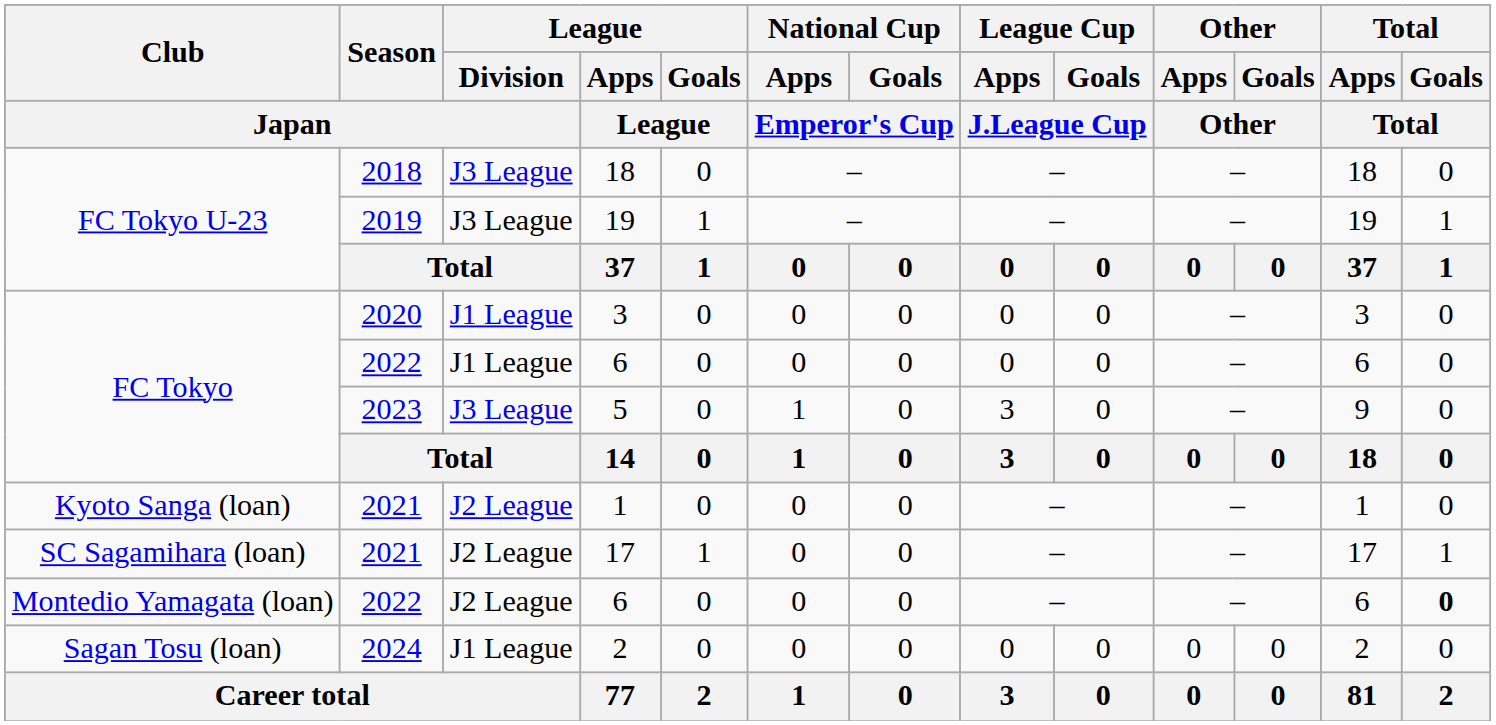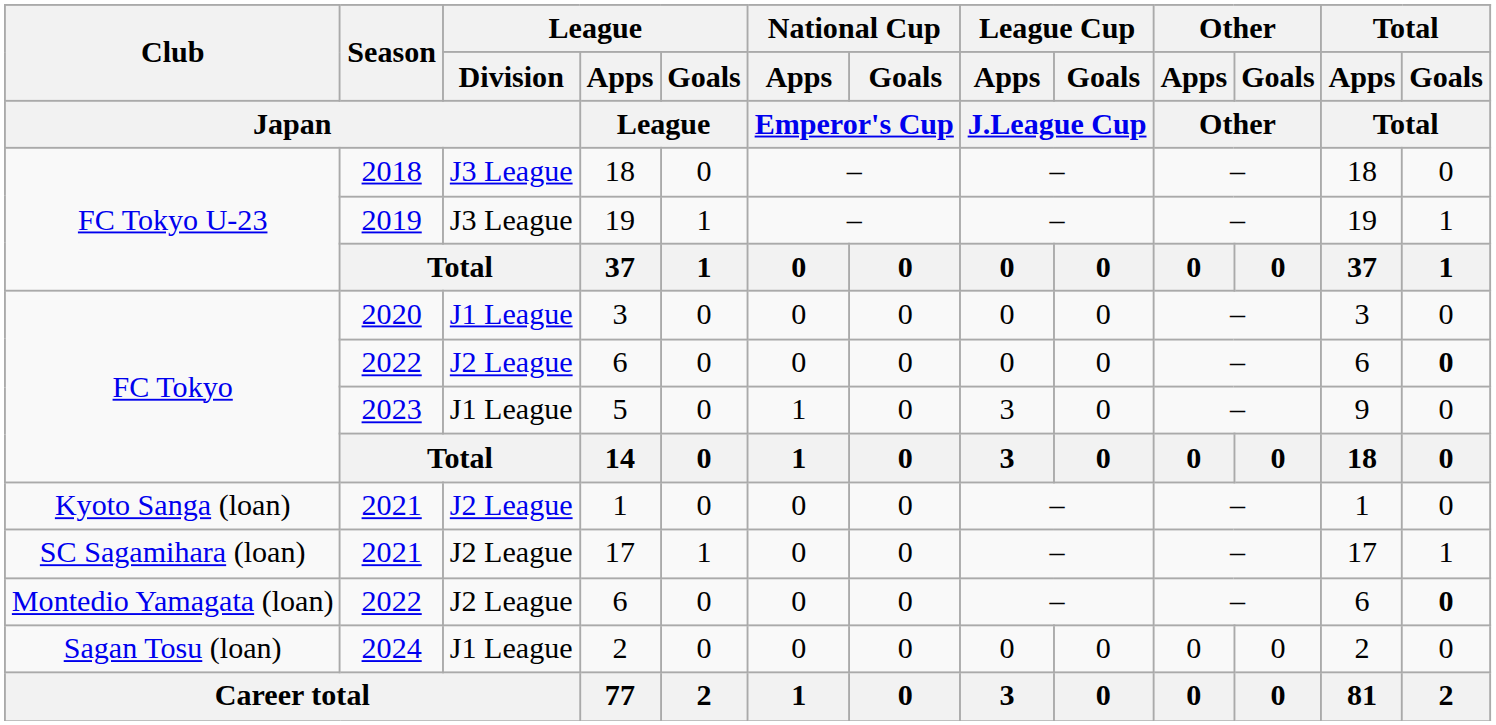(511, 362) J1 League -> (511, 362) J2 League
(1446, 362) normal -> (1446, 362) bold
(511, 409) J3 League -> (511, 409) J1 League
